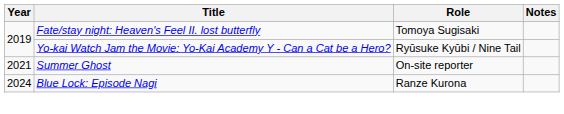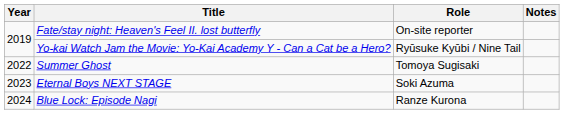(437, 30) Tomoya Sugisaki -> (434, 30) On-site reporter
(19, 65) 2021 -> (19, 65) 2022
(434, 65) On-site reporter -> (437, 65) Tomoya Sugisaki
+ row: (104, 83)
